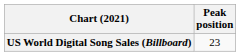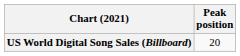(215, 42) 23 -> (215, 42) 20
